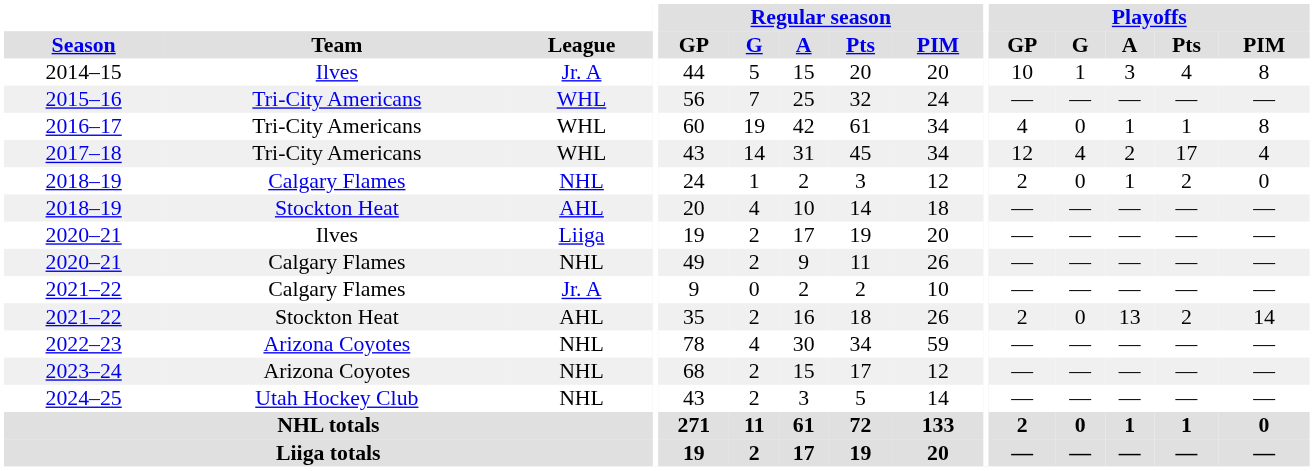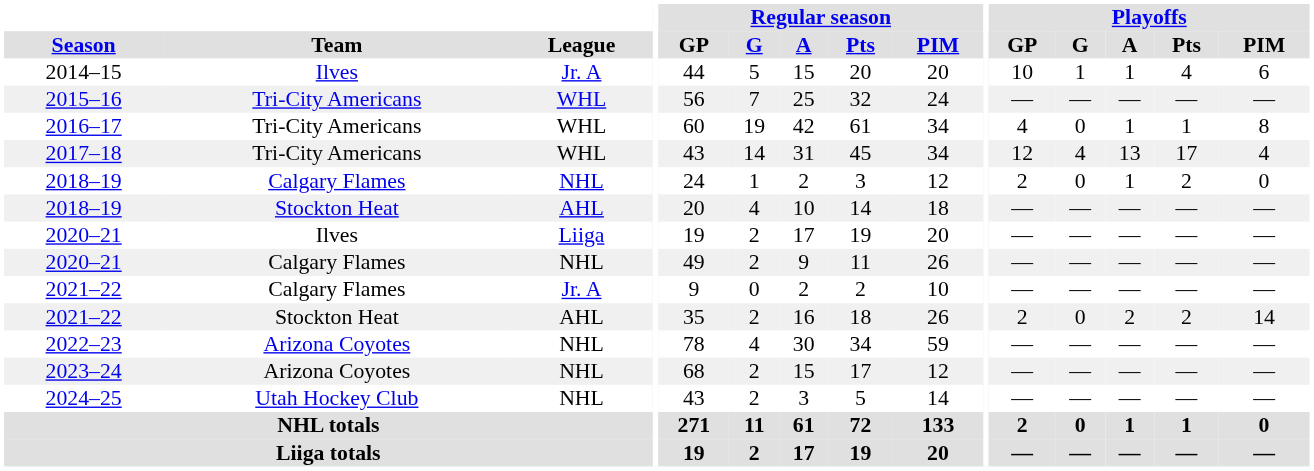(1130, 71) 3 -> (1130, 71) 1
(1264, 71) 8 -> (1264, 71) 6
(1130, 153) 2 -> (1130, 153) 13
(1130, 316) 13 -> (1130, 316) 2
